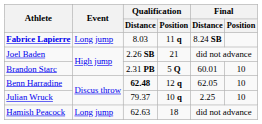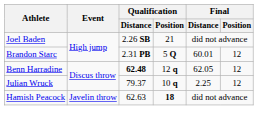- row: (38, 40)
(241, 69) 10 -> (237, 54) 12
(241, 83) 10 -> (237, 69) 12
(241, 98) 10 -> (237, 83) 12
(94, 112) Long jump -> (93, 98) Javelin throw
(174, 112) normal -> (170, 98) bold
